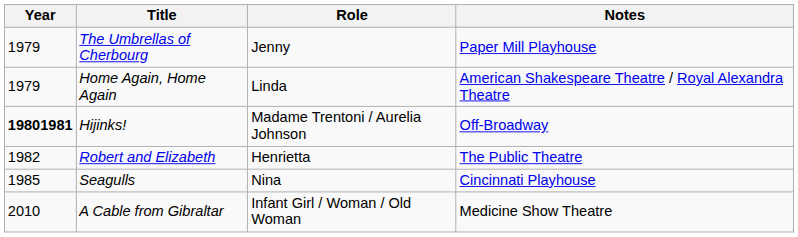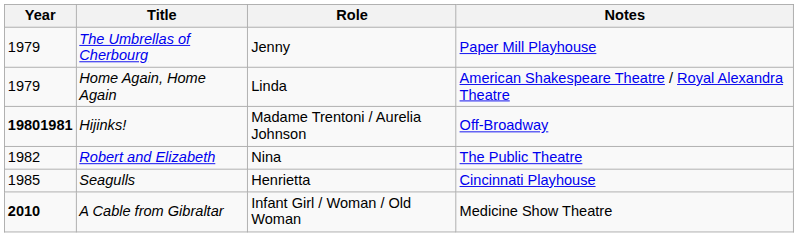(281, 157) Henrietta -> (266, 157) Nina
(266, 180) Nina -> (281, 180) Henrietta
(24, 211) normal -> (24, 211) bold
